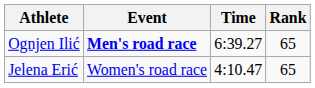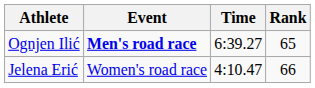(288, 69) 65 -> (288, 69) 66
